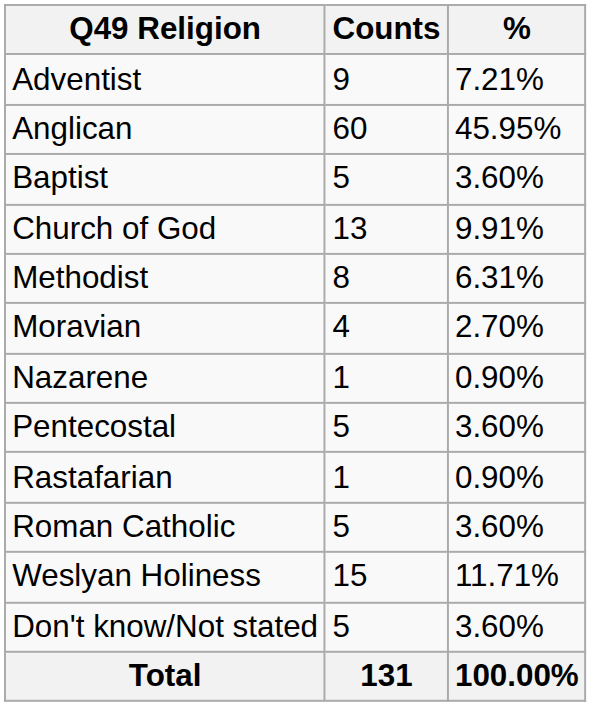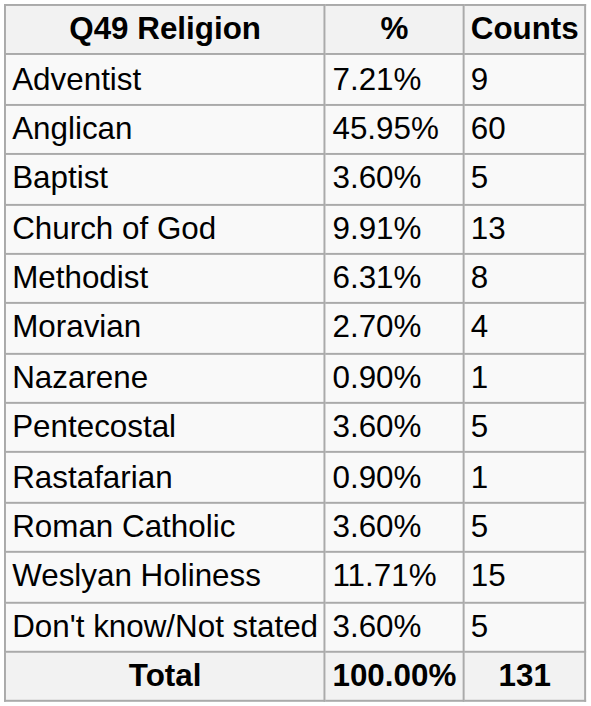columns swapped: (386, 29) <-> (517, 29)
